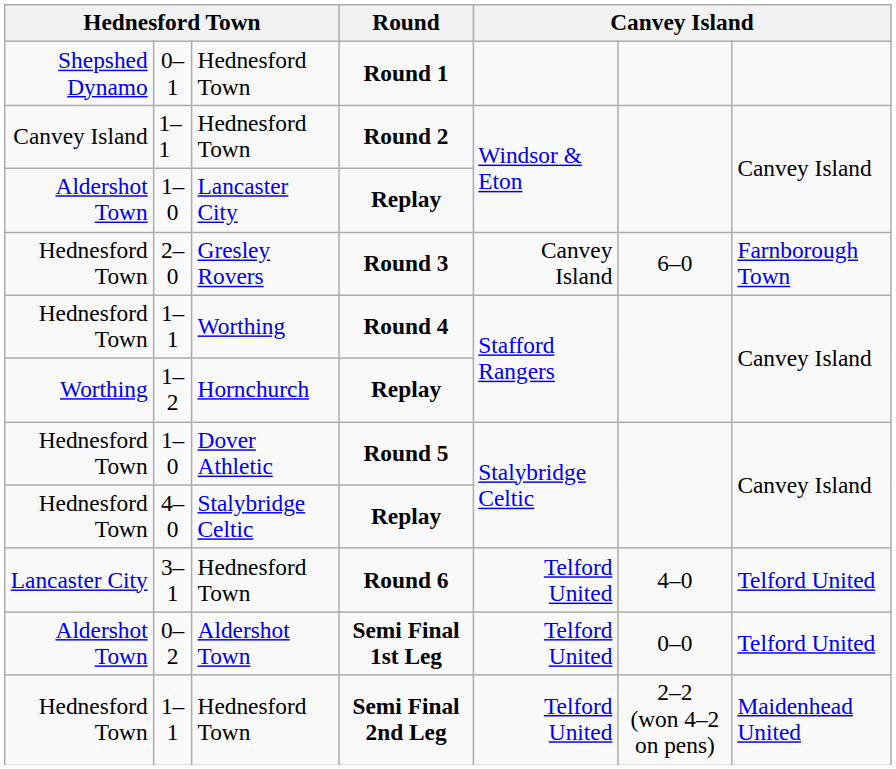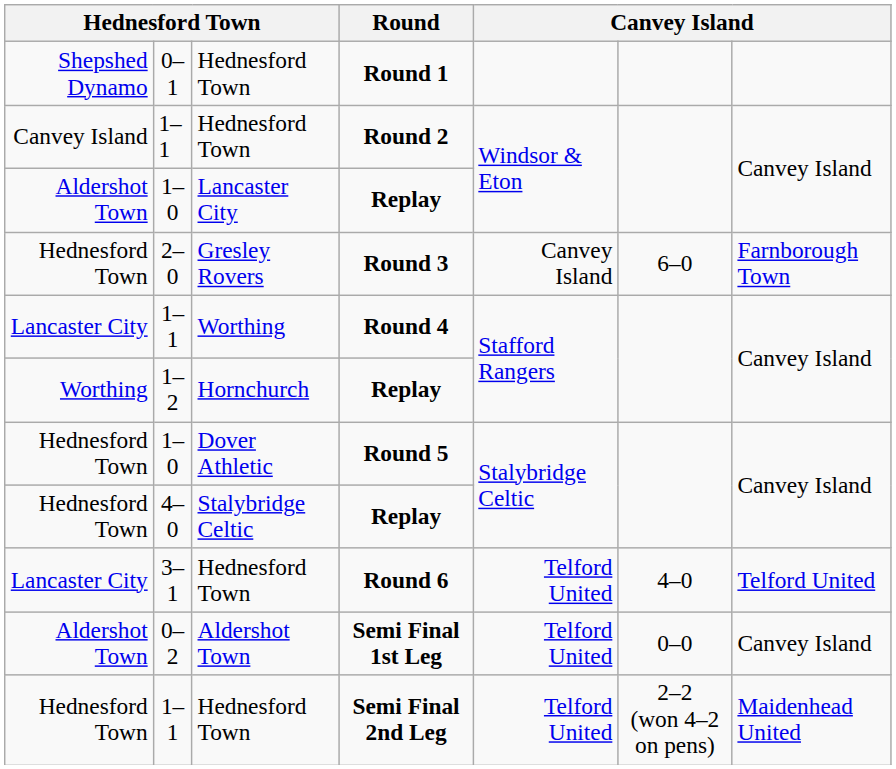(93, 326) Hednesford Town -> (79, 326) Lancaster City
(806, 643) Telford United -> (805, 643) Canvey Island
